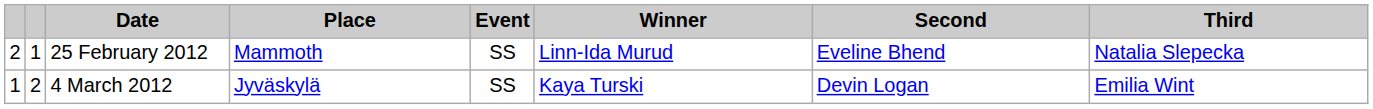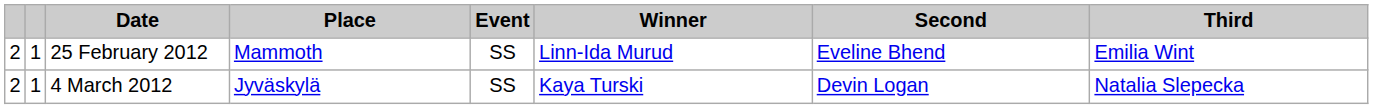(1169, 53) Natalia Slepecka -> (1144, 53) Emilia Wint
(15, 85) 1 -> (15, 85) 2
(36, 85) 2 -> (36, 85) 1
(1144, 85) Emilia Wint -> (1169, 85) Natalia Slepecka
